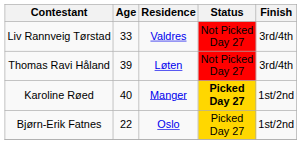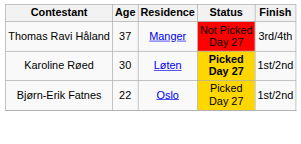- row: (59, 36)
(126, 65) 39 -> (125, 36) 37
(168, 65) Løten -> (168, 36) Manger
(126, 95) 40 -> (125, 65) 30
(168, 95) Manger -> (168, 65) Løten
